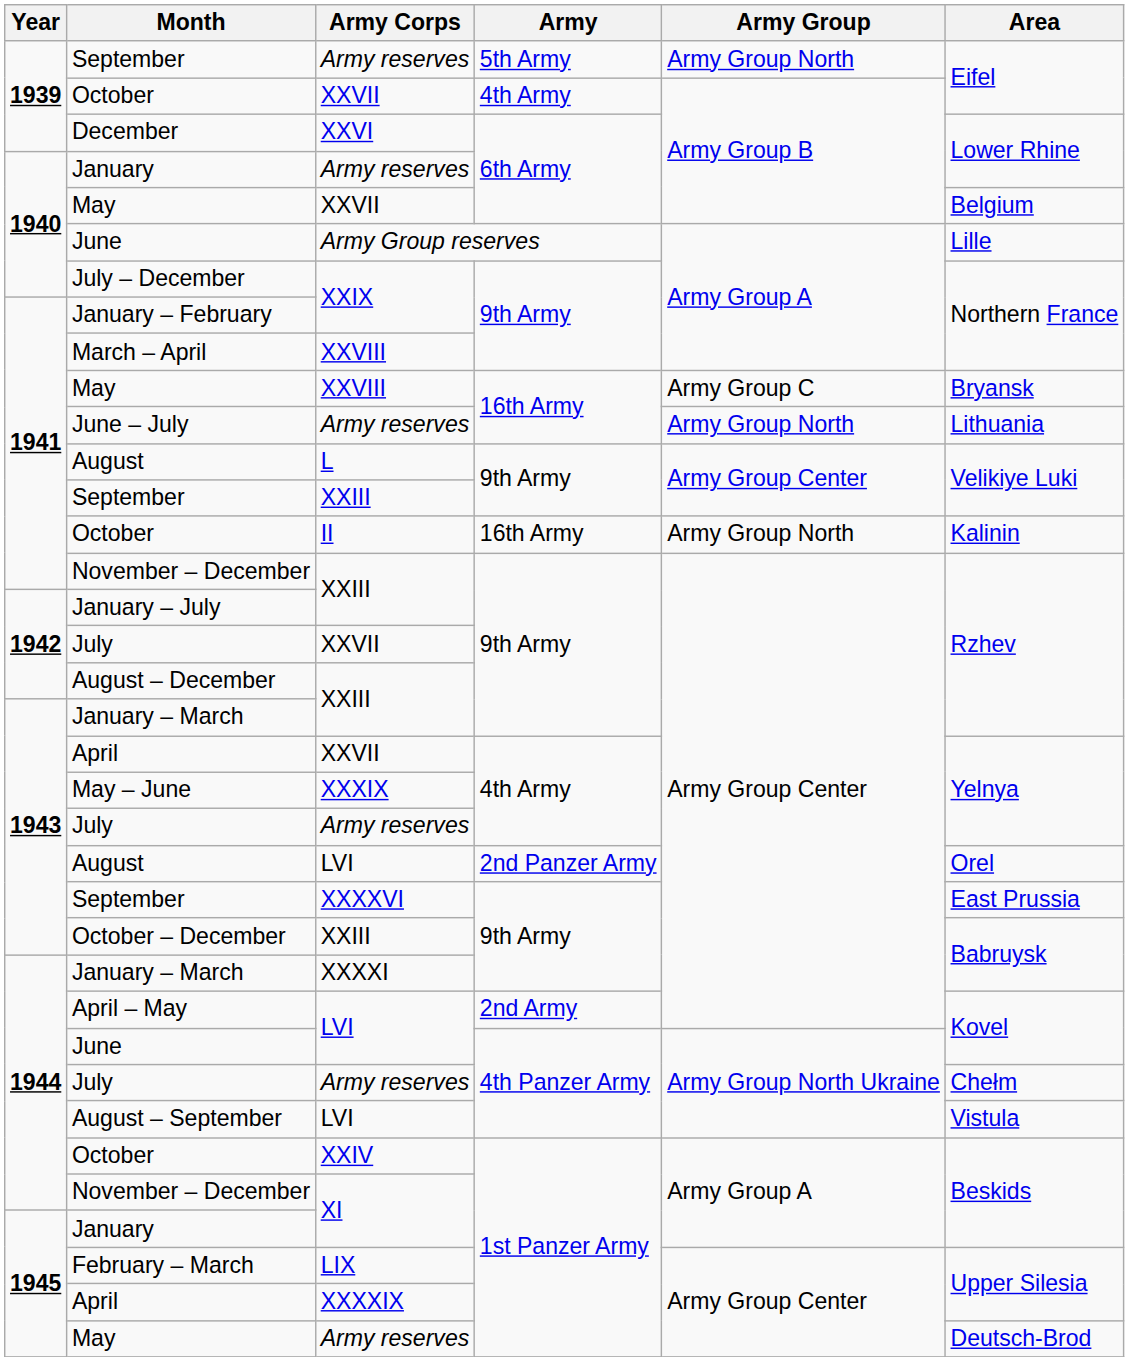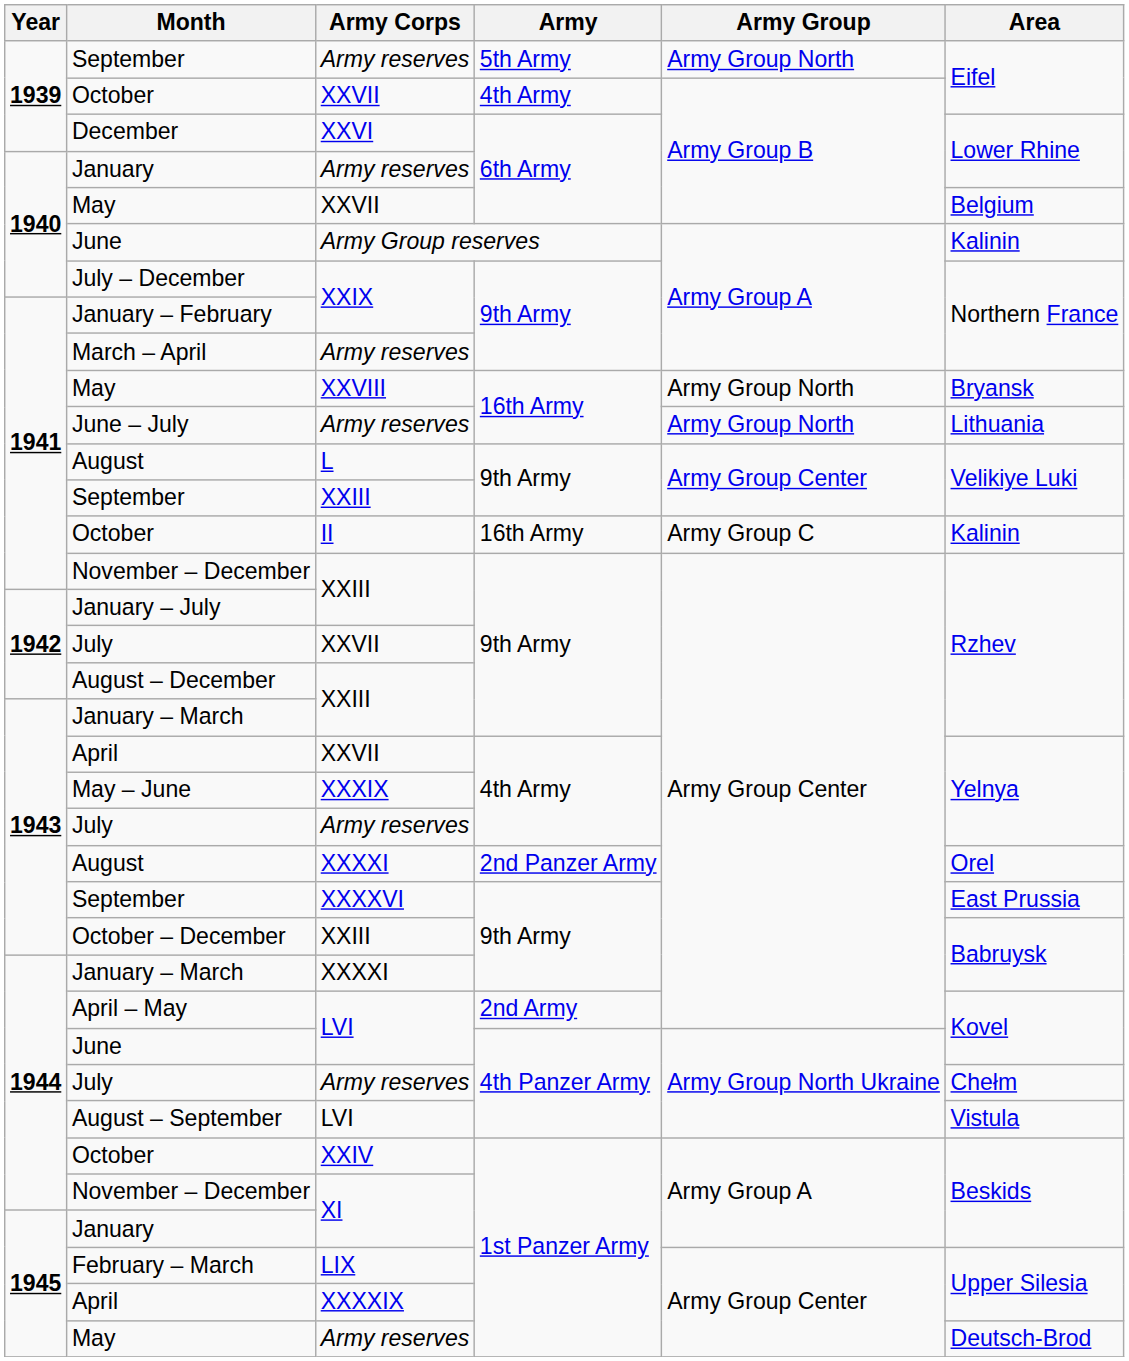(971, 242) Lille -> (985, 242) Kalinin
(353, 351) XXVIII -> (395, 351) Army reserves
(741, 388) Army Group C -> (761, 388) Army Group North
(761, 534) Army Group North -> (741, 534) Army Group C
(337, 863) LVI -> (355, 863) XXXXI
